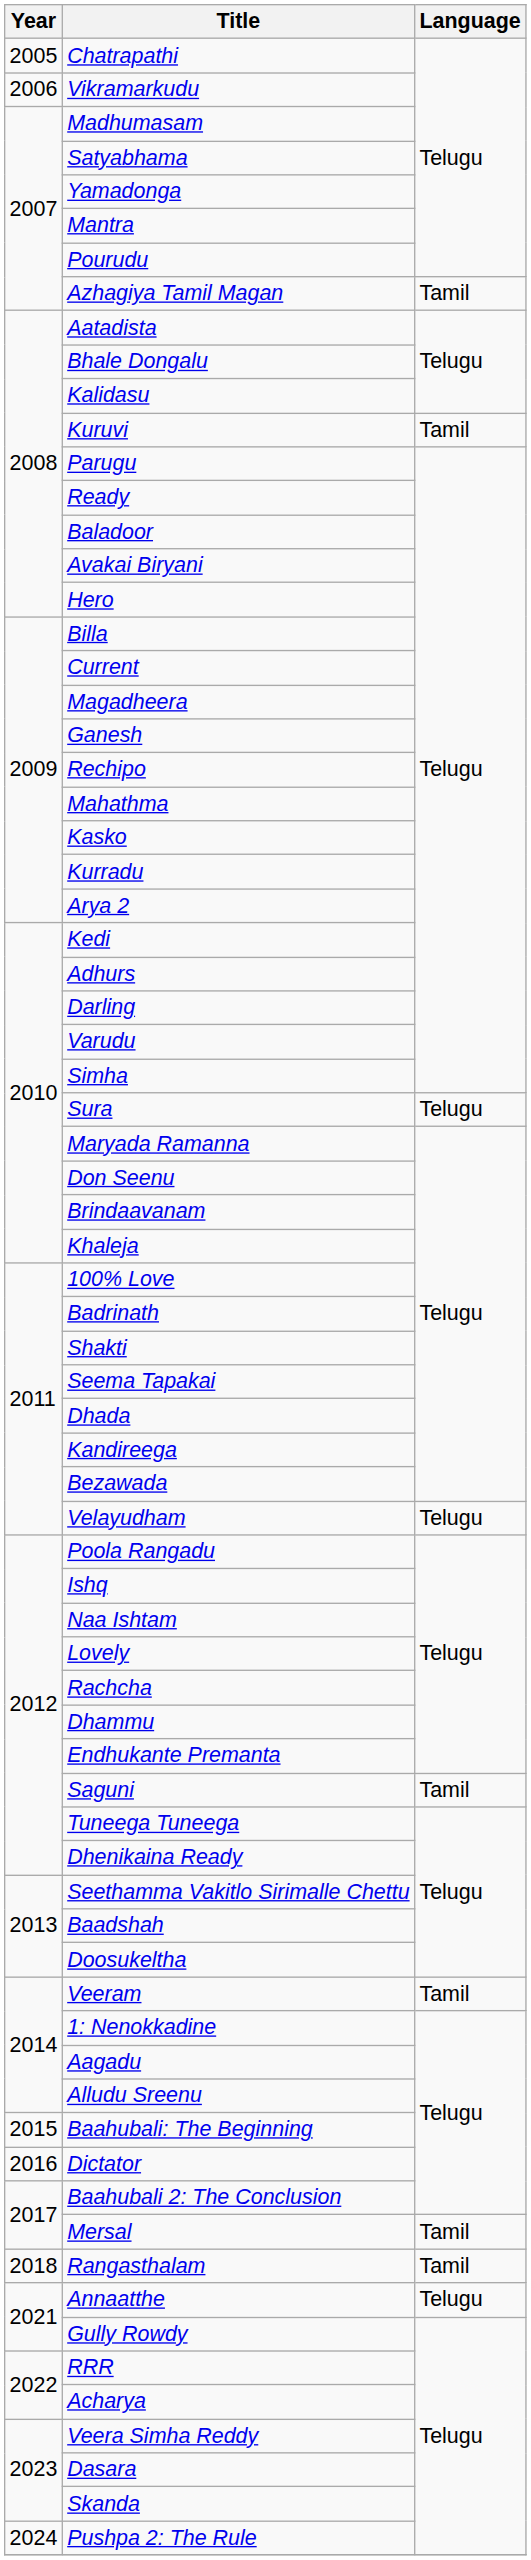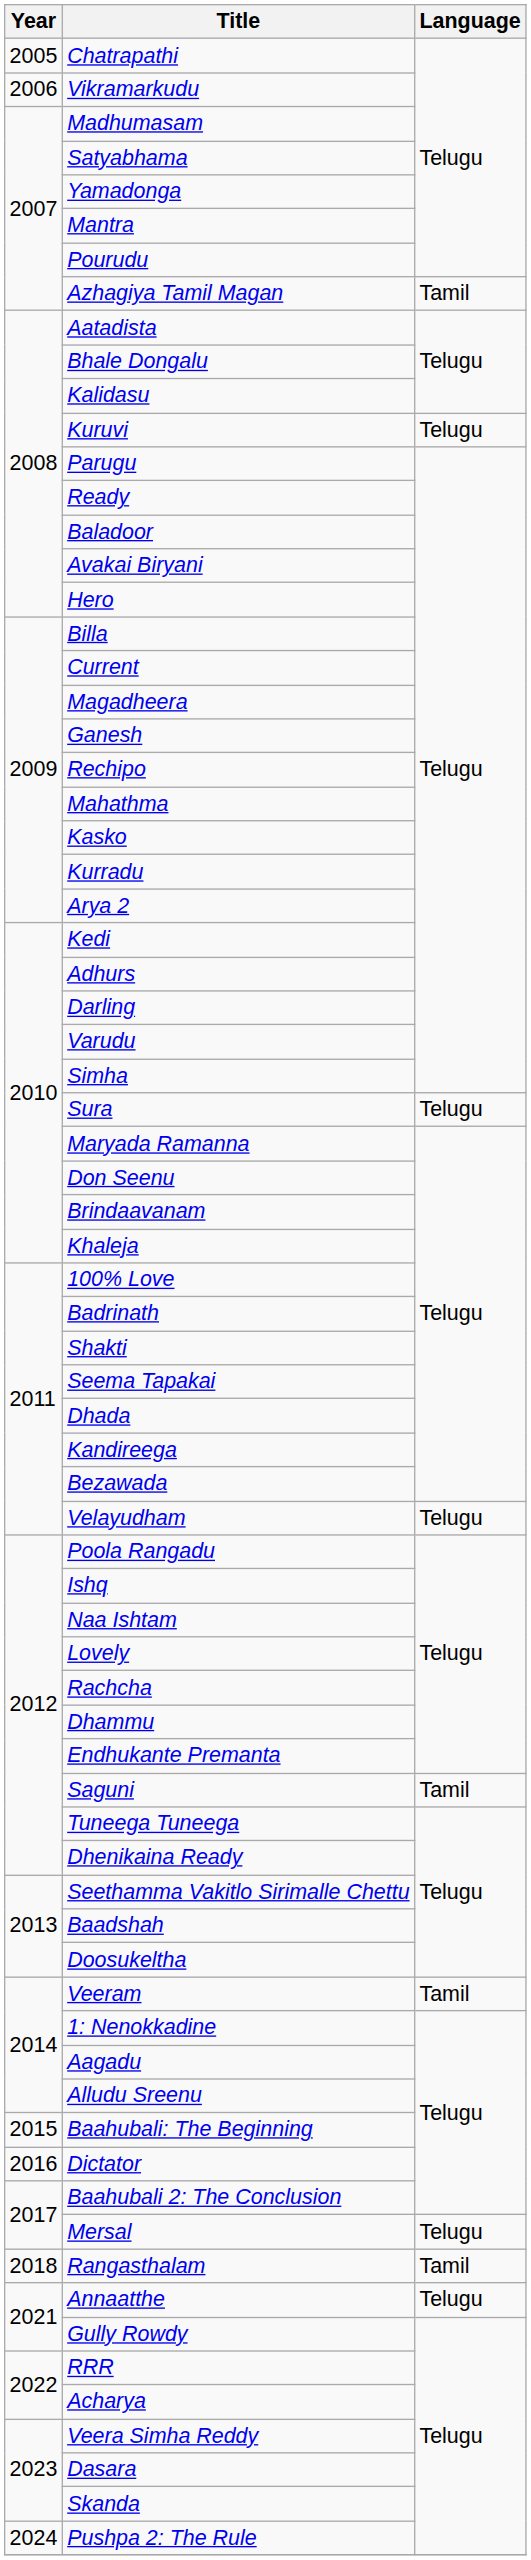(444, 429) Tamil -> (451, 429) Telugu
(444, 2231) Tamil -> (451, 2231) Telugu
